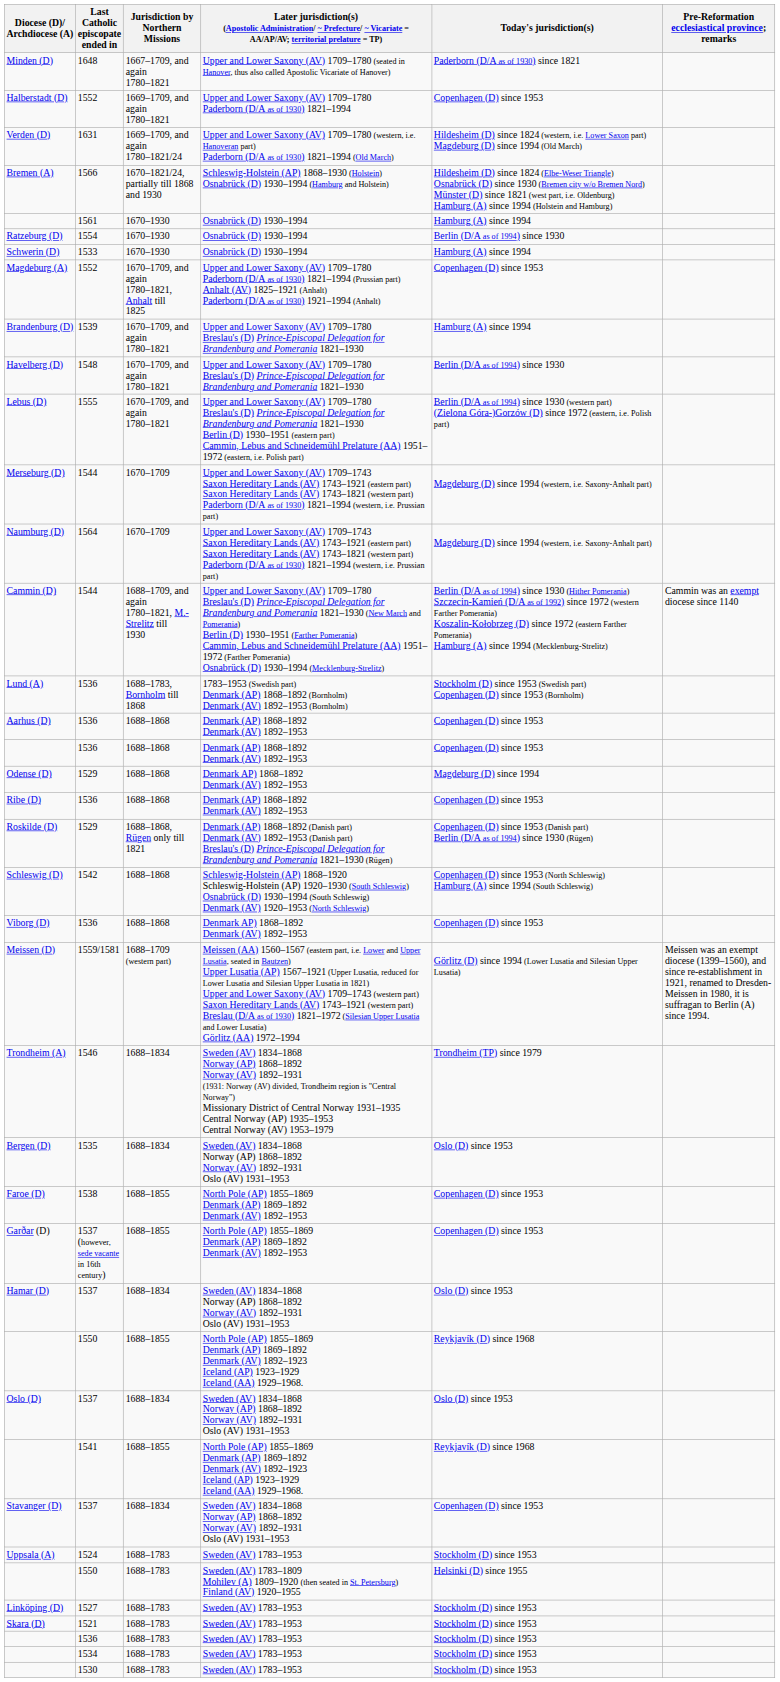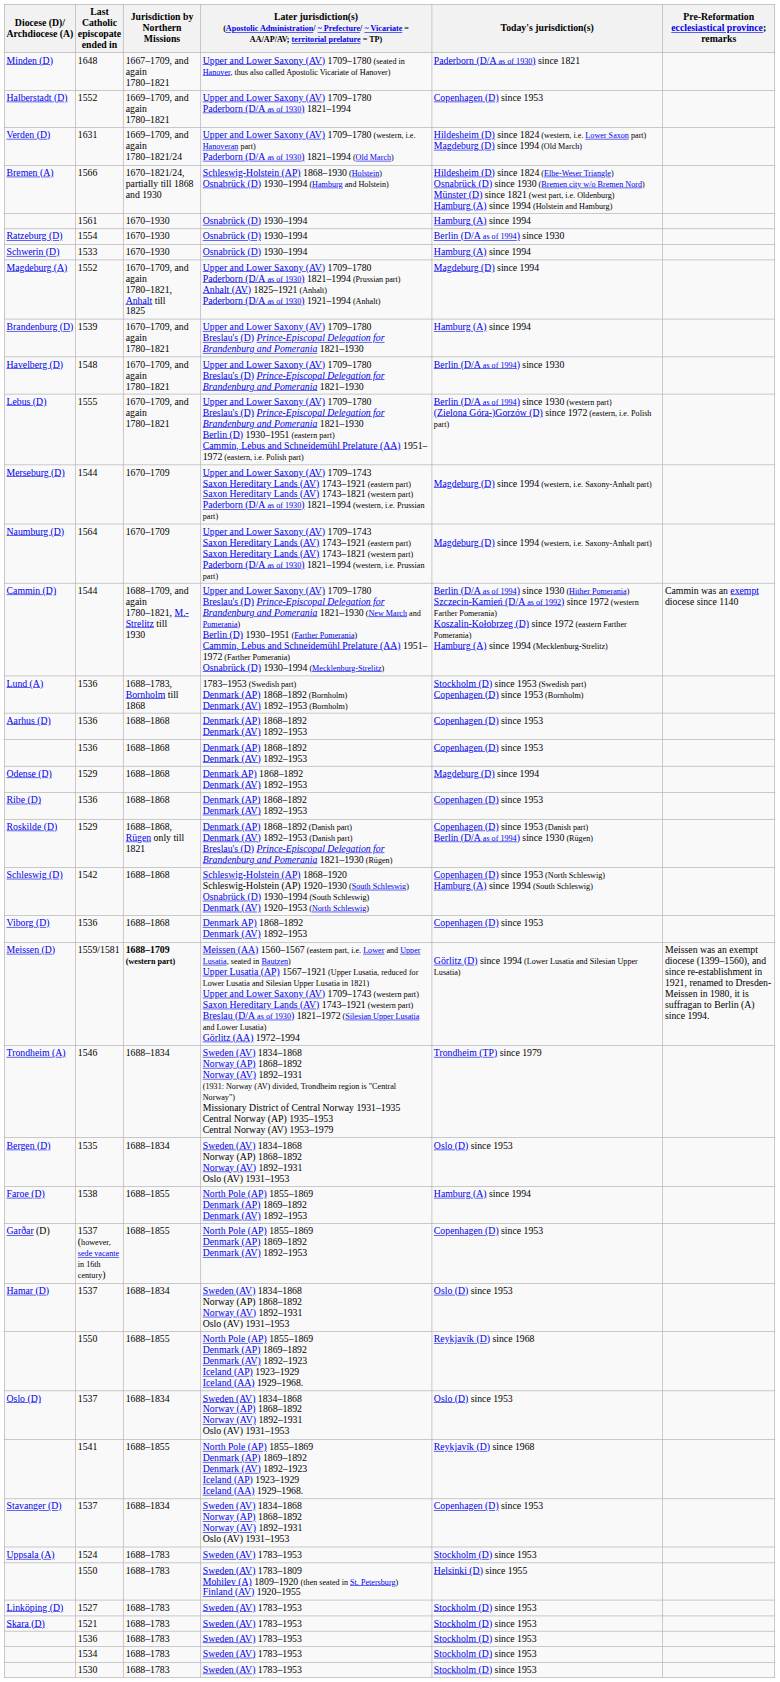(488, 267) Copenhagen (D) since 1953 -> (486, 267) Magdeburg (D) since 1994
(148, 955) normal -> (150, 955) bold
(488, 1194) Copenhagen (D) since 1953 -> (482, 1194) Hamburg (A) since 1994
